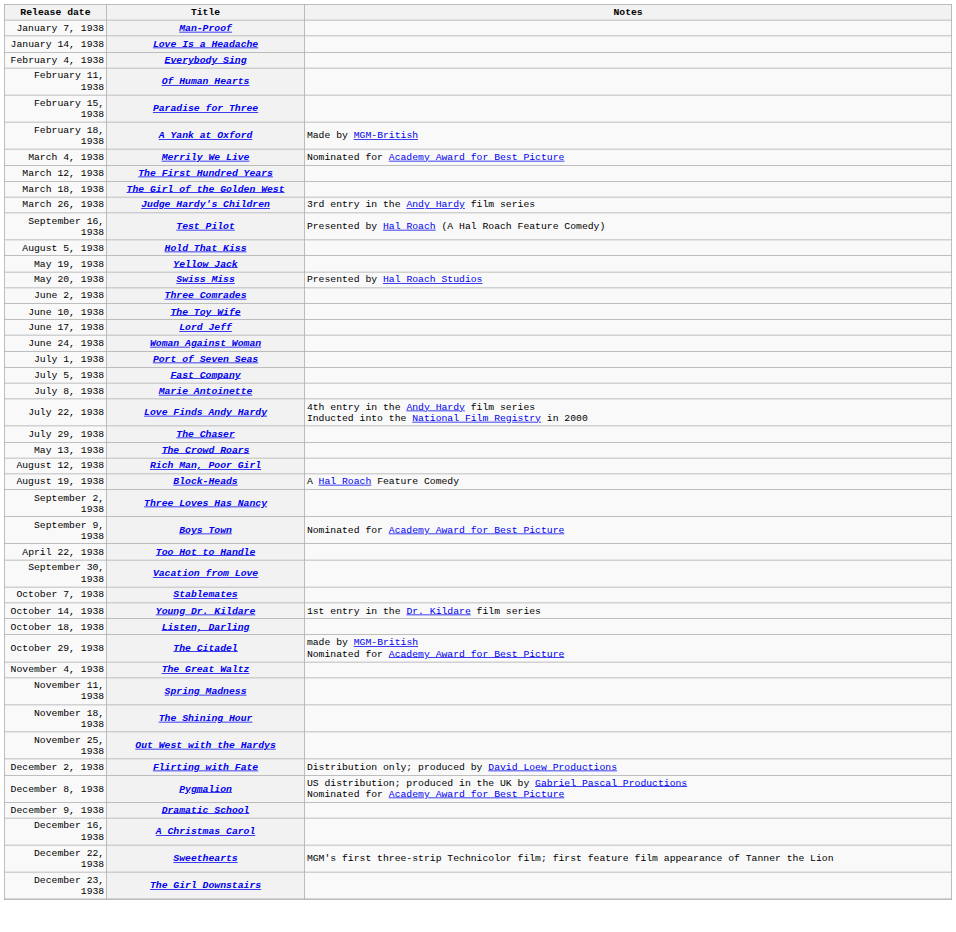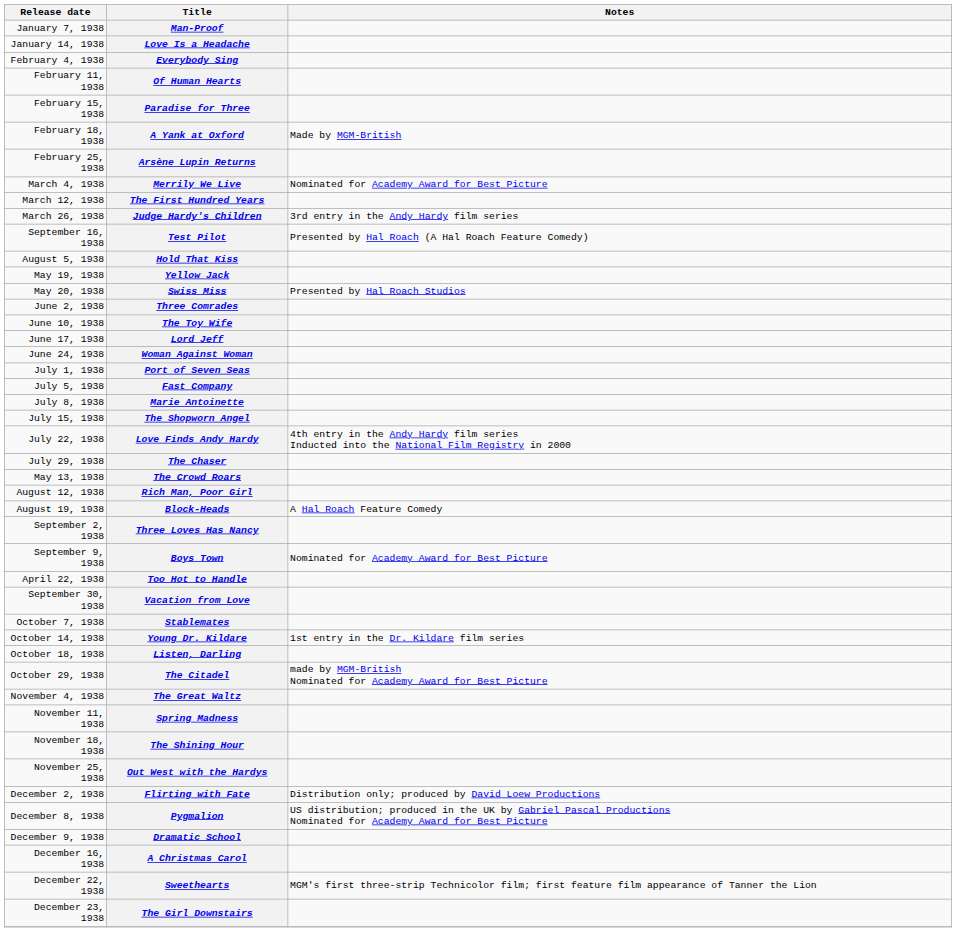+ row: (197, 163)
- row: (206, 189)
+ row: (197, 418)
